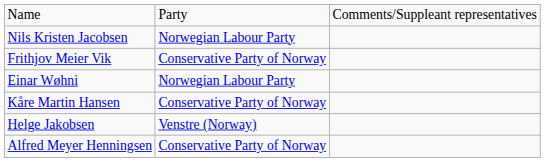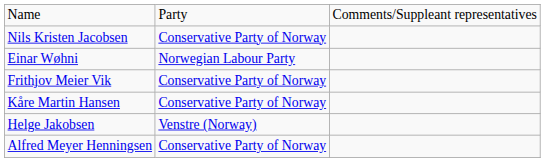(227, 37) Norwegian Labour Party -> (242, 37) Conservative Party of Norway
rows swapped: (43, 80) <-> (59, 59)
